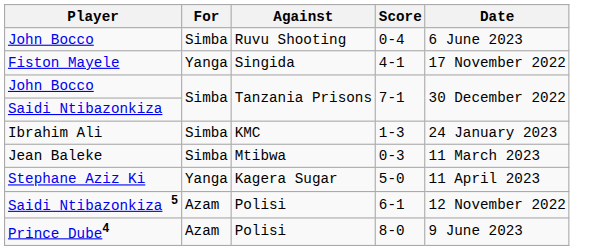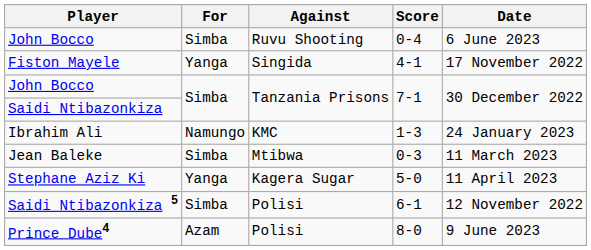(206, 133) Simba -> (215, 133) Namungo
(202, 204) Azam -> (206, 204) Simba
